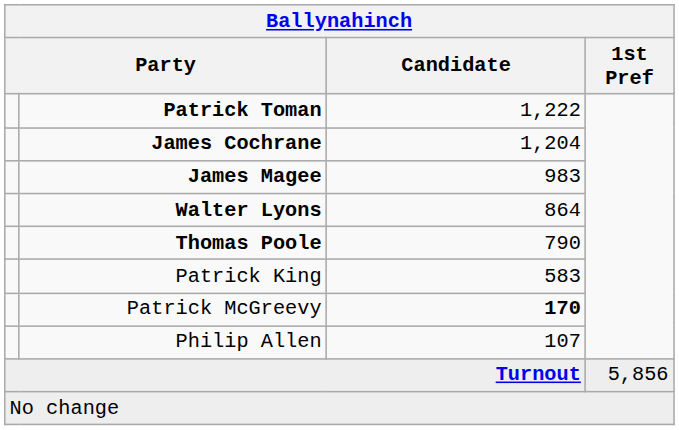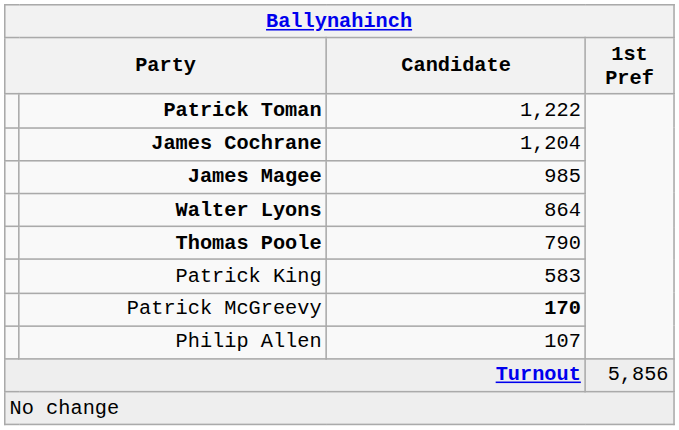(563, 177) 983 -> (563, 177) 985
